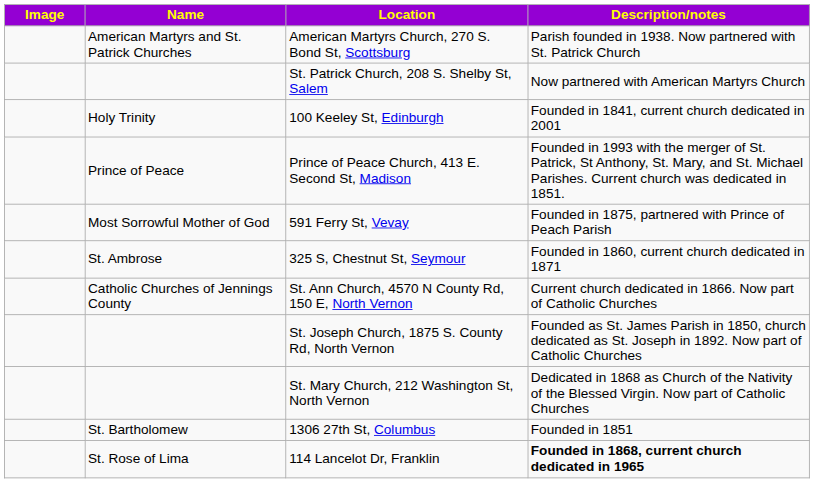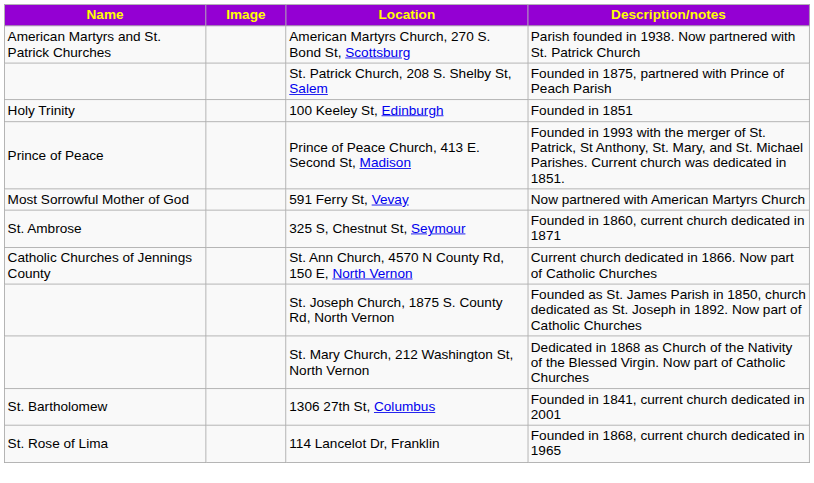columns swapped: (186, 15) <-> (45, 15)
(668, 81) Now partnered with American Martyrs Church -> (657, 81) Founded in 1875, partnered with Prince of Peach Parish
(668, 118) Founded in 1841, current church dedicated in 2001 -> (582, 110) Founded in 1851
(657, 222) Founded in 1875, partnered with Prince of Peach Parish -> (668, 199) Now partnered with American Martyrs Church
(582, 429) Founded in 1851 -> (668, 406) Founded in 1841, current church dedicated in 2001
(636, 459) bold -> (668, 443) normal
